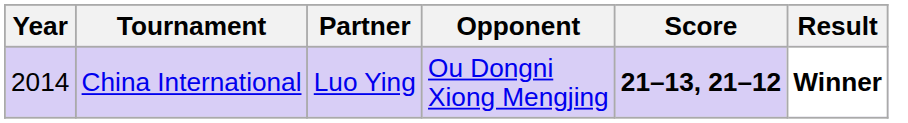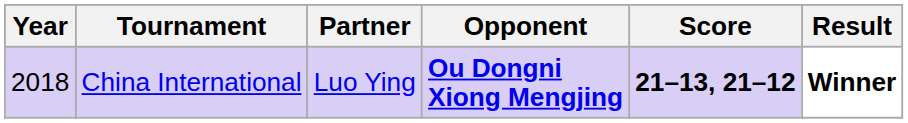(40, 82) 2014 -> (40, 82) 2018
(518, 82) normal -> (526, 82) bold
